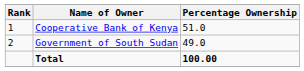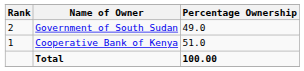rows swapped: (107, 28) <-> (107, 43)
